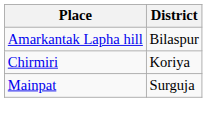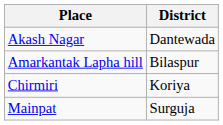+ row: (46, 39)
